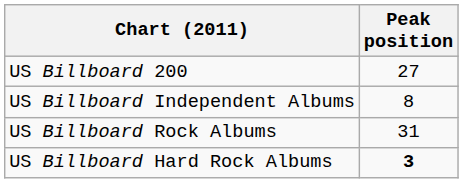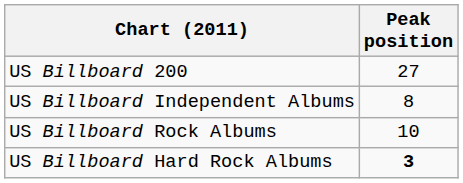(408, 132) 31 -> (408, 132) 10
